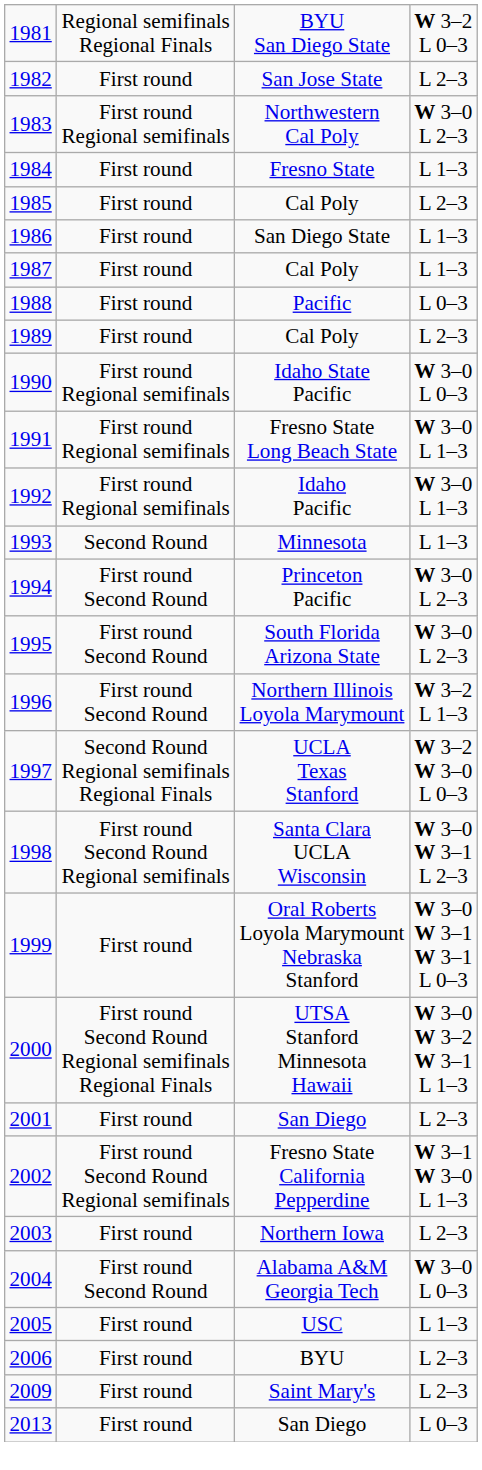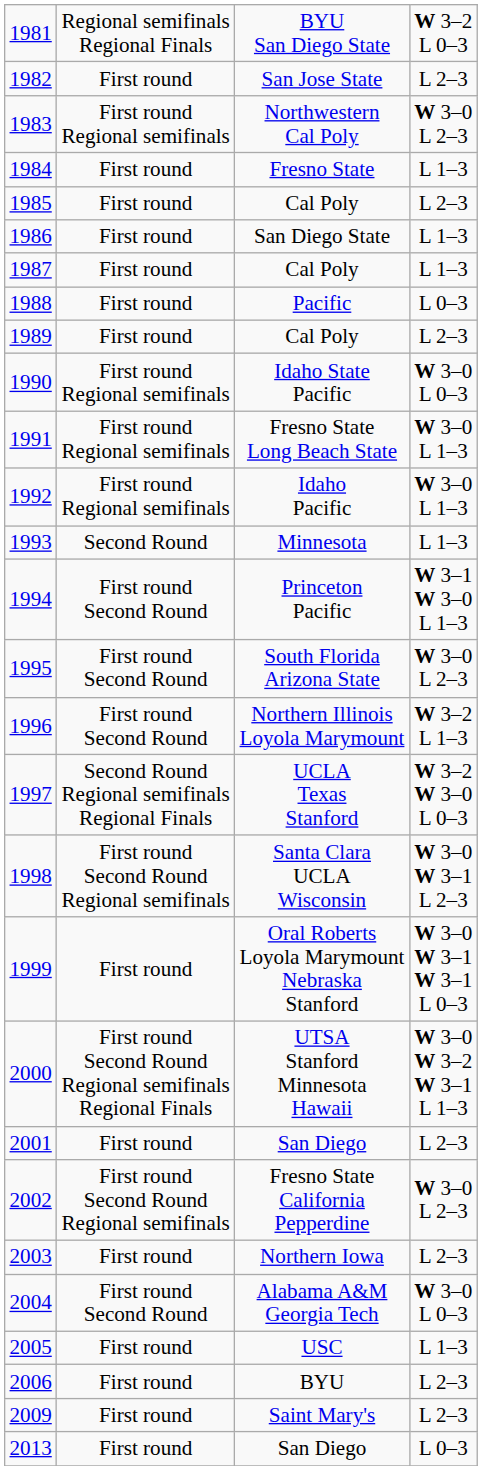(443, 587) W 3–0 L 2–3 -> (443, 599) W 3–1 W 3–0 L 1–3
(443, 1176) W 3–1 W 3–0 L 1–3 -> (443, 1199) W 3–0 L 2–3
